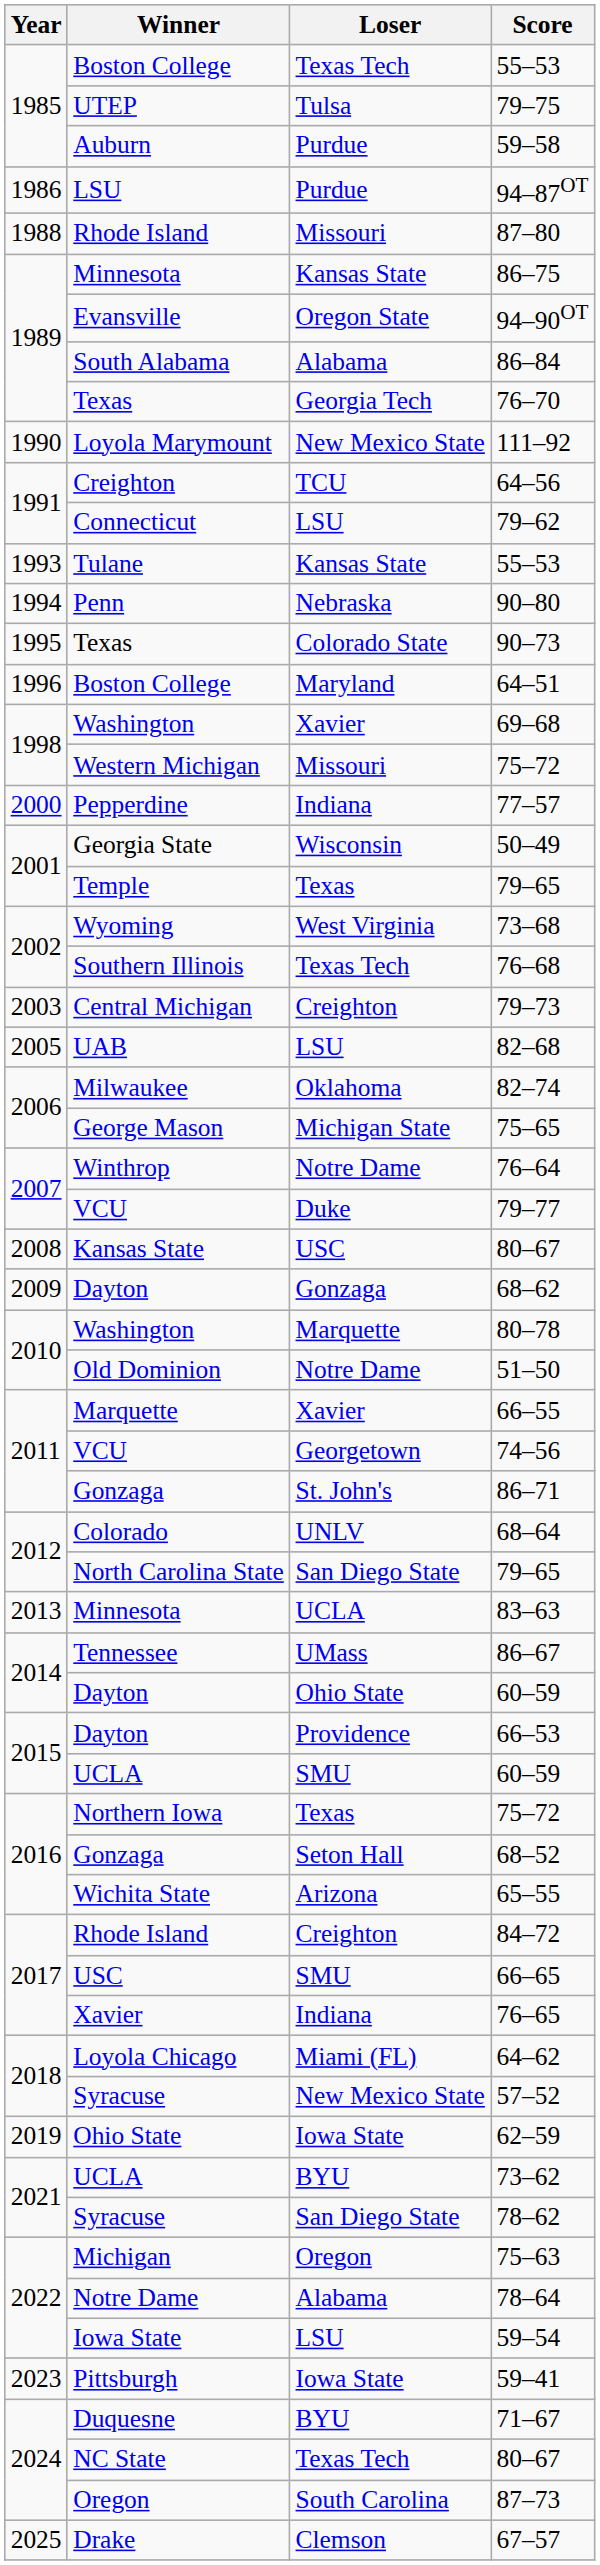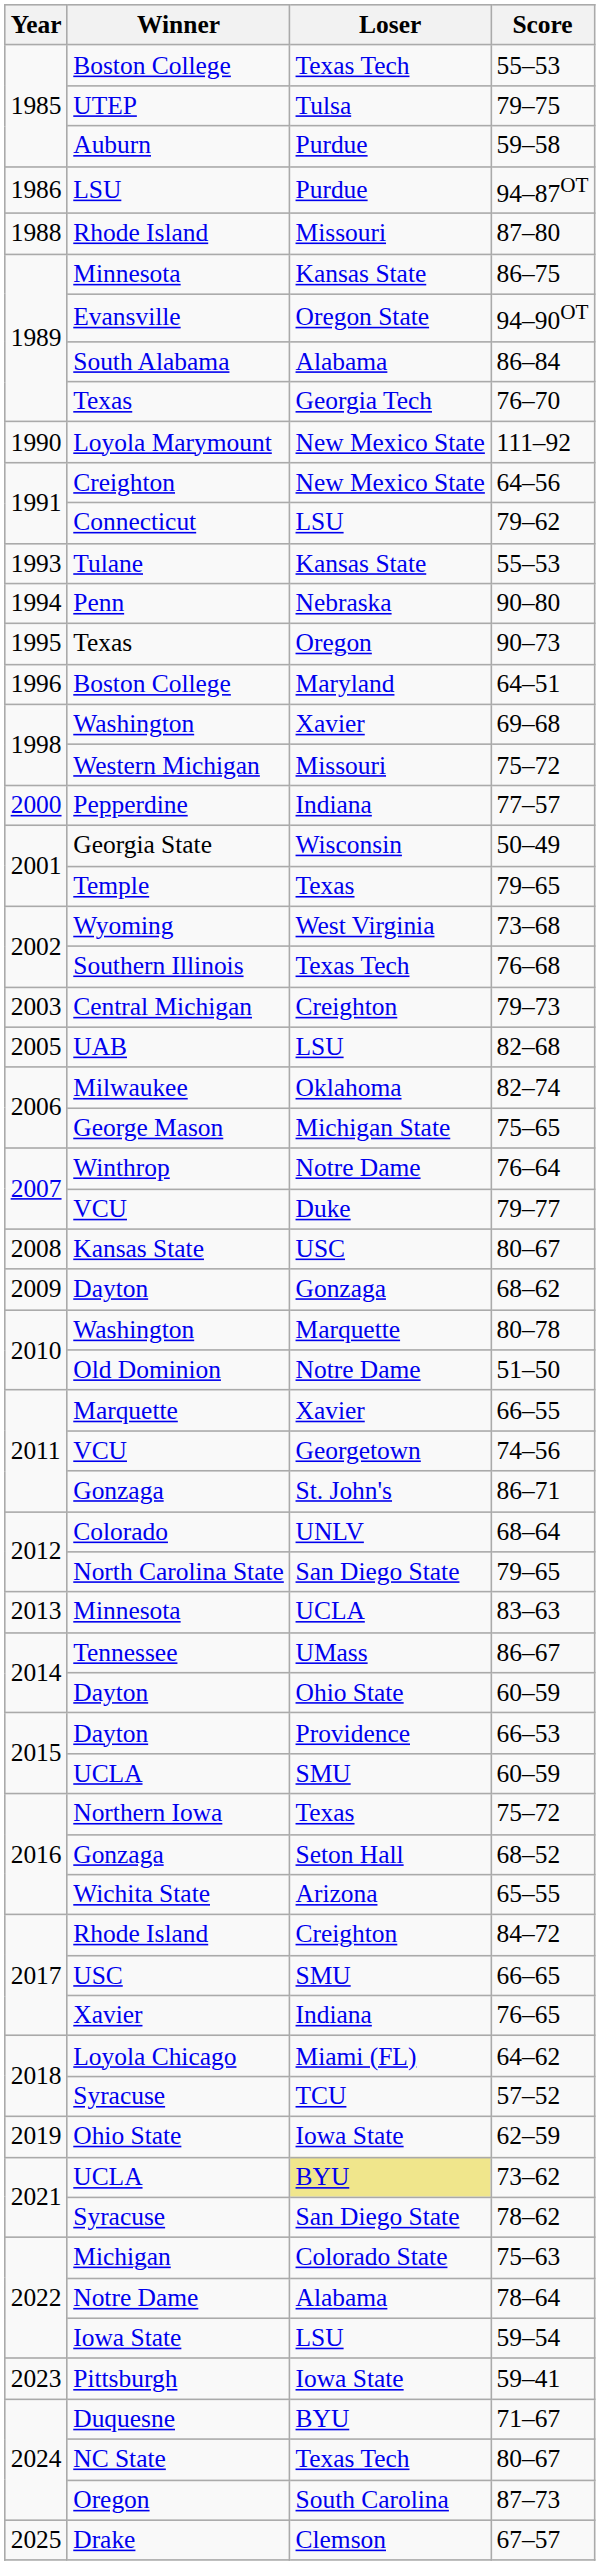(321, 482) TCU -> (390, 482) New Mexico State
(372, 643) Colorado State -> (334, 643) Oregon
(390, 2096) New Mexico State -> (321, 2096) TCU
(322, 2176) no background -> (322, 2176) khaki background
(334, 2257) Oregon -> (372, 2257) Colorado State
